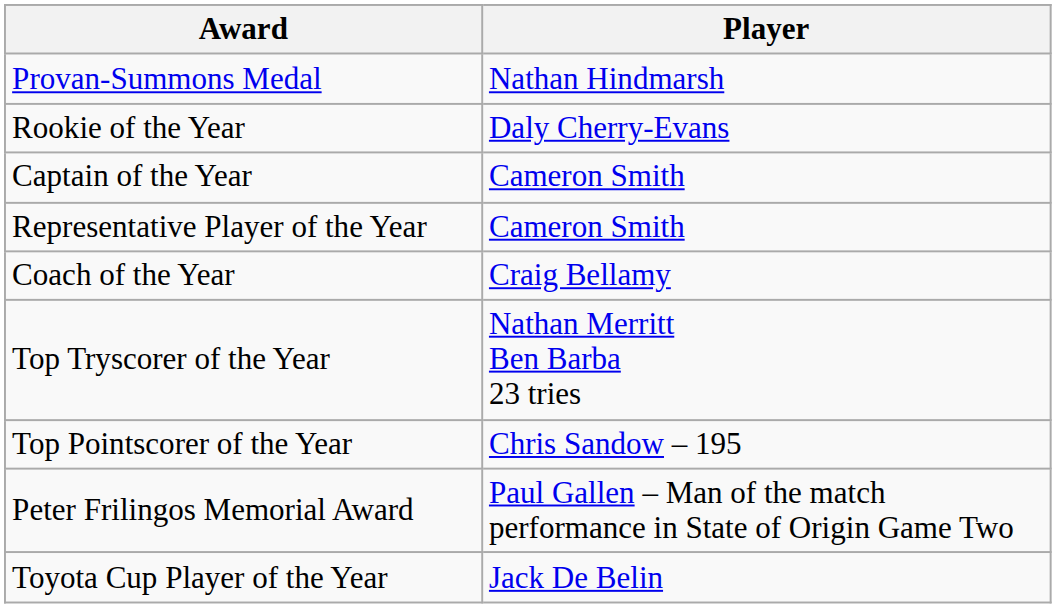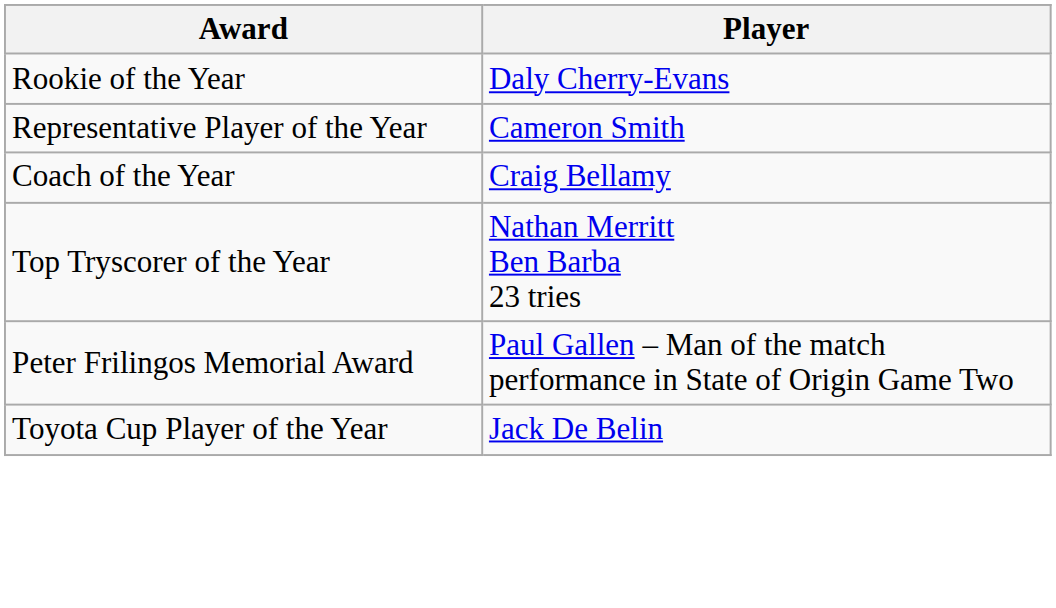- row: (167, 78)
- row: (132, 176)
- row: (182, 443)
